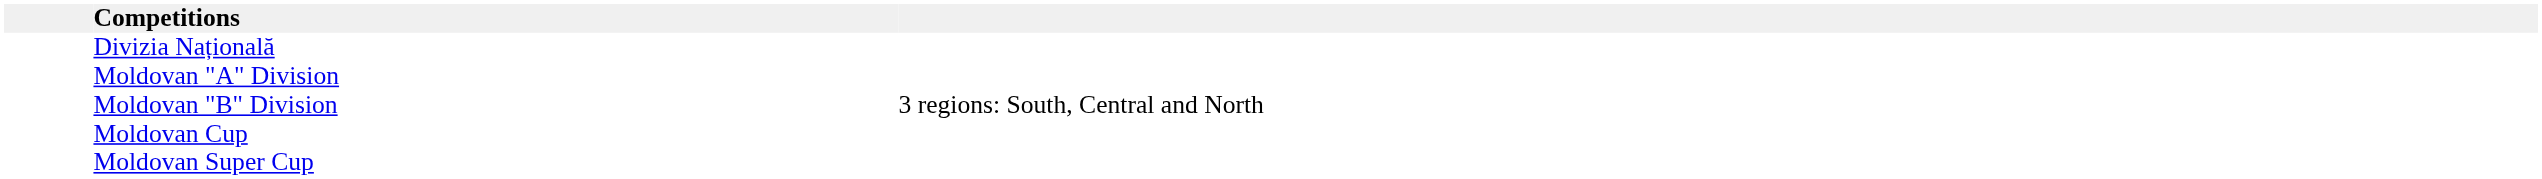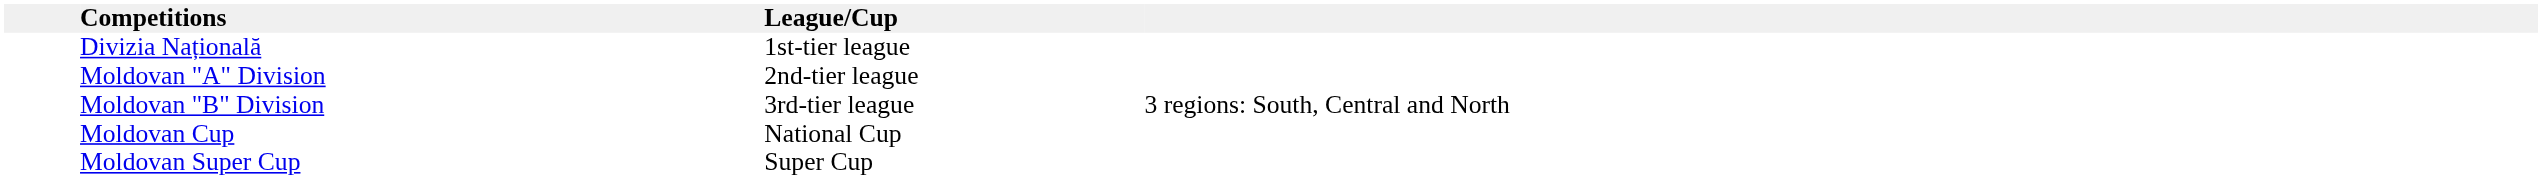+ column: (831, 18)
